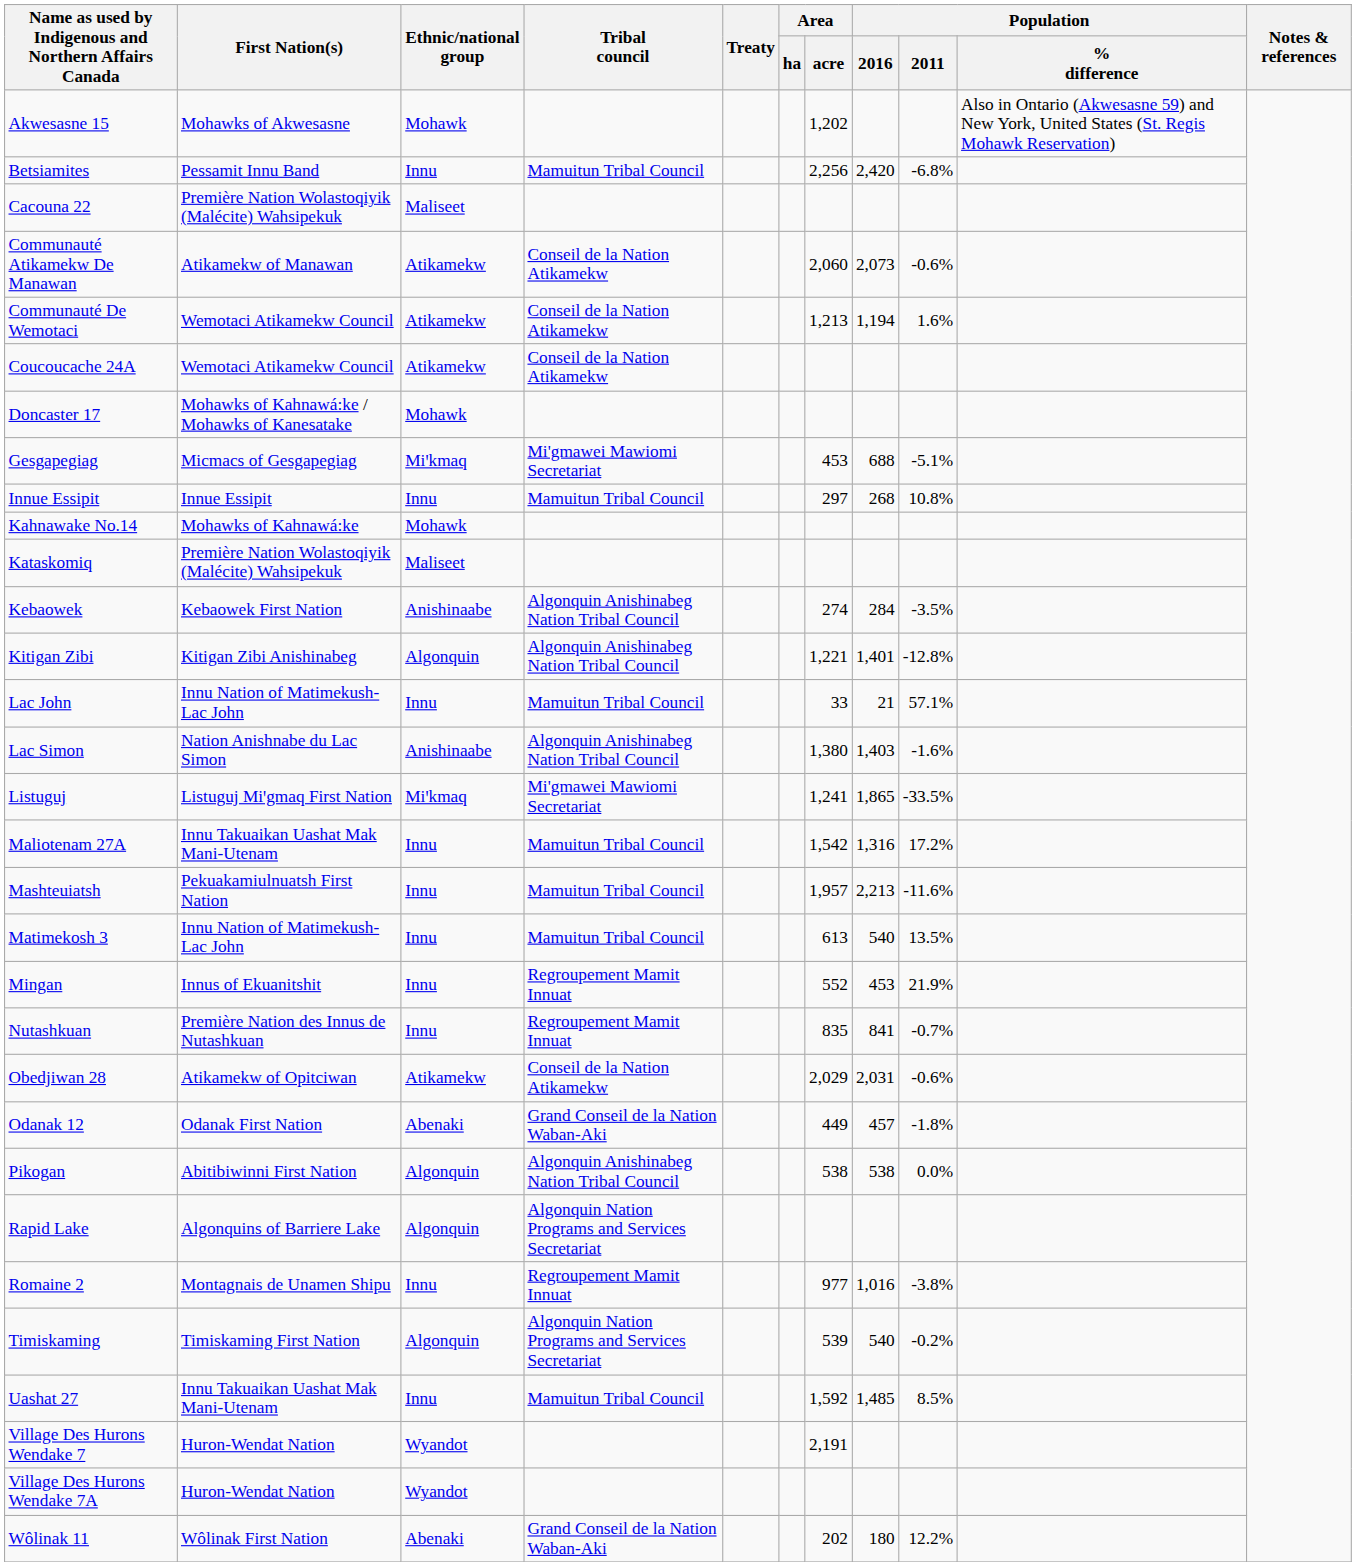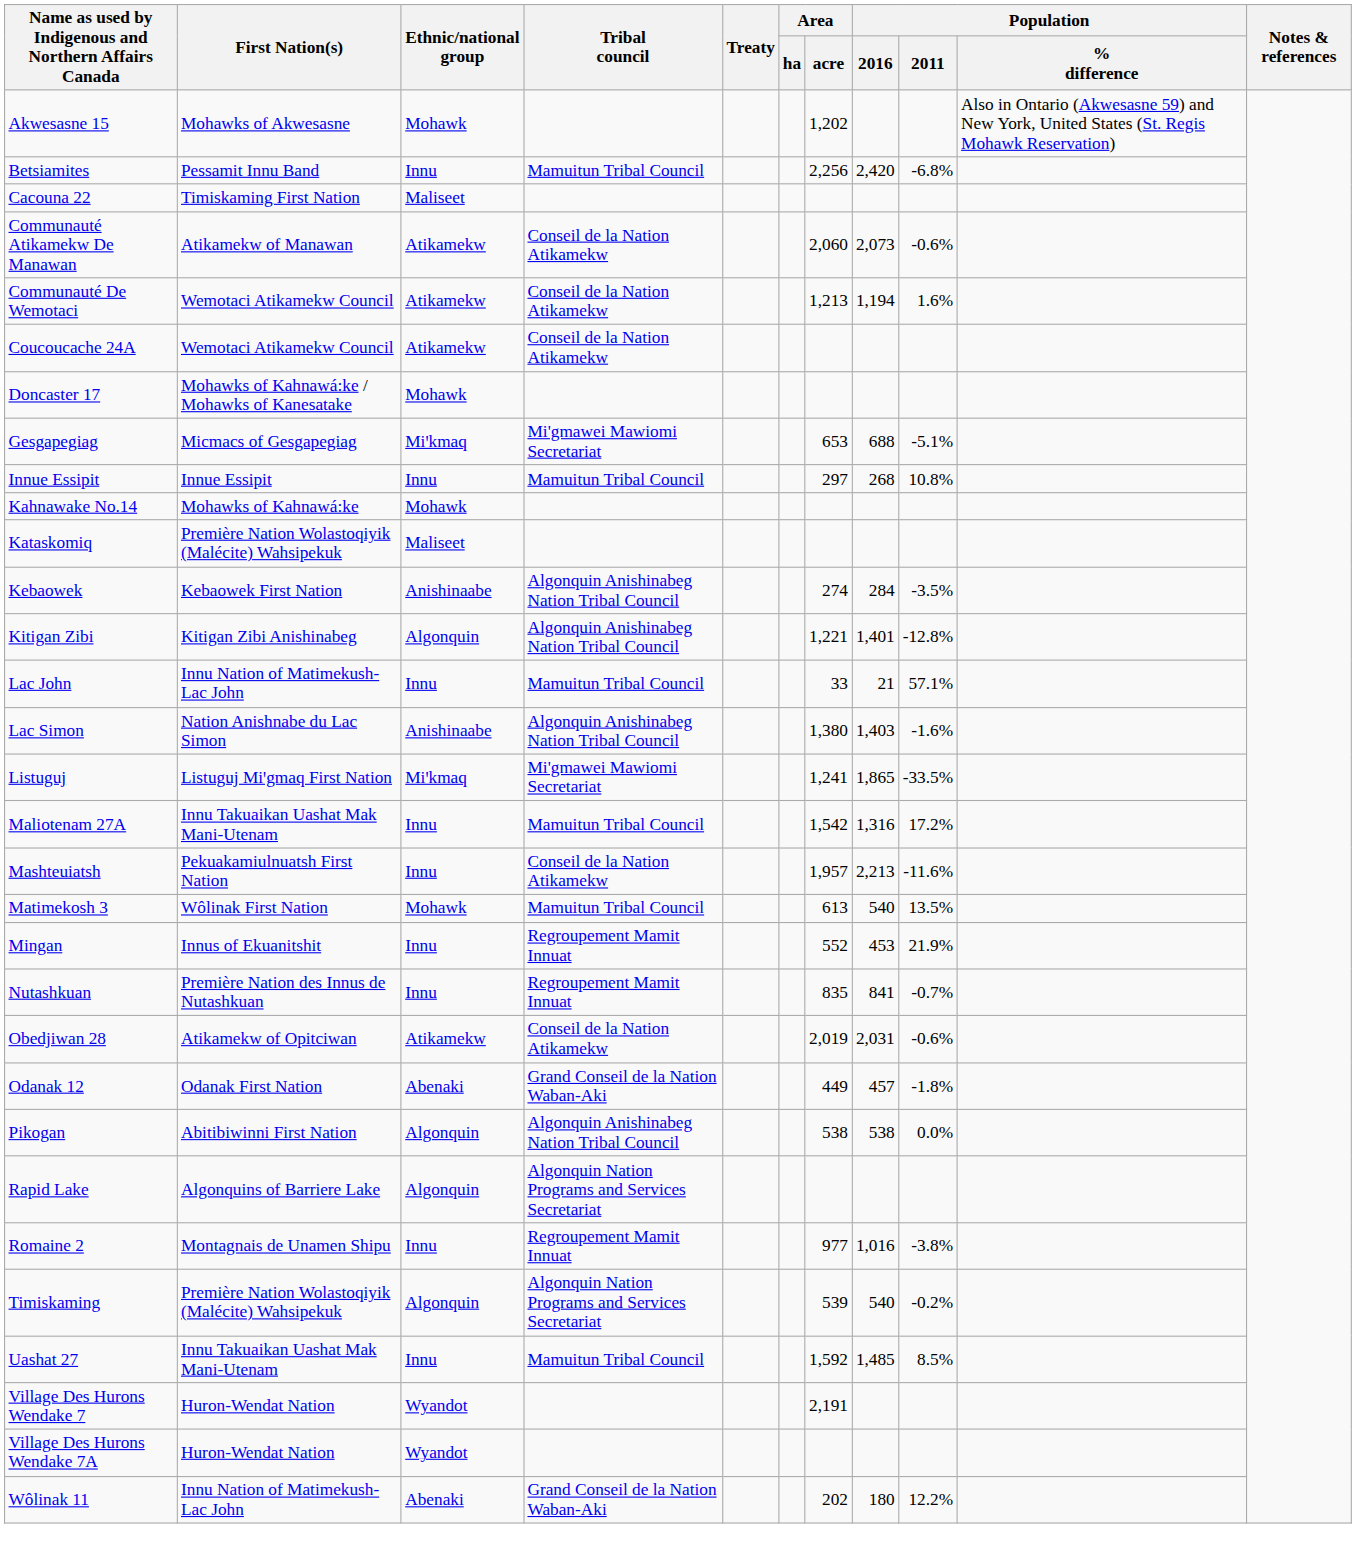(286, 207) Première Nation Wolastoqiyik (Malécite) Wahsipekuk -> (270, 197) Timiskaming First Nation
(835, 461) 453 -> (835, 441) 653
(616, 890) Mamuitun Tribal Council -> (598, 871) Conseil de la Nation Atikamekw
(280, 937) Innu Nation of Matimekush-Lac John -> (254, 908) Wôlinak First Nation
(421, 937) Innu -> (436, 908) Mohawk
(828, 1077) 2,029 -> (828, 1039) 2,019
(270, 1341) Timiskaming First Nation -> (286, 1302) Première Nation Wolastoqiyik (Malécite) Wahsipekuk
(254, 1538) Wôlinak First Nation -> (280, 1499) Innu Nation of Matimekush-Lac John
